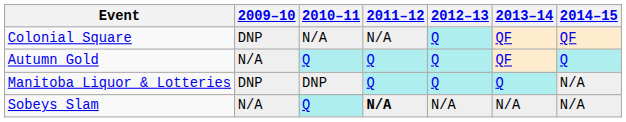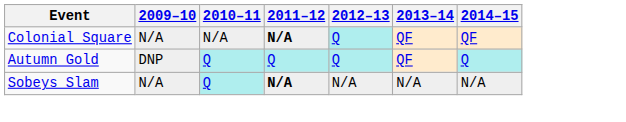(250, 38) DNP -> (151, 38) N/A
(379, 38) normal -> (280, 38) bold
(250, 61) N/A -> (151, 61) DNP
- row: (119, 83)
